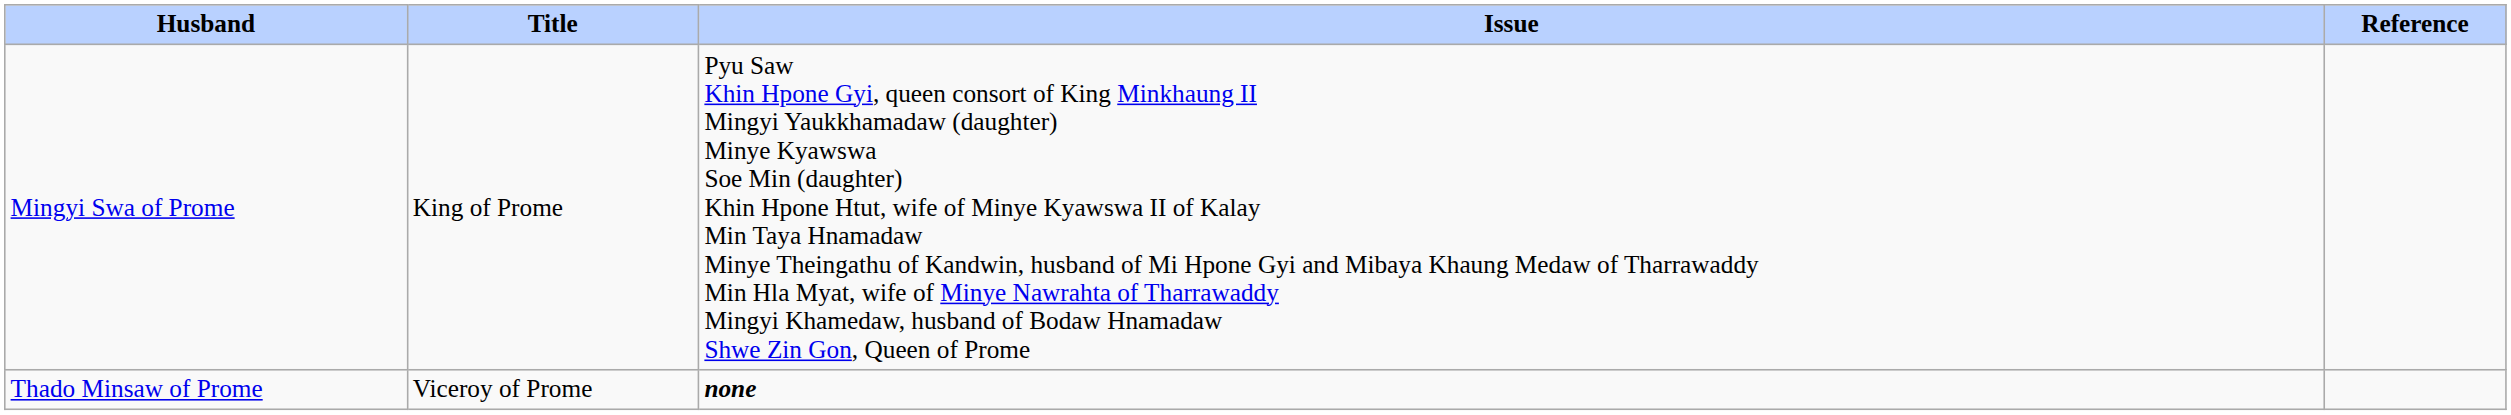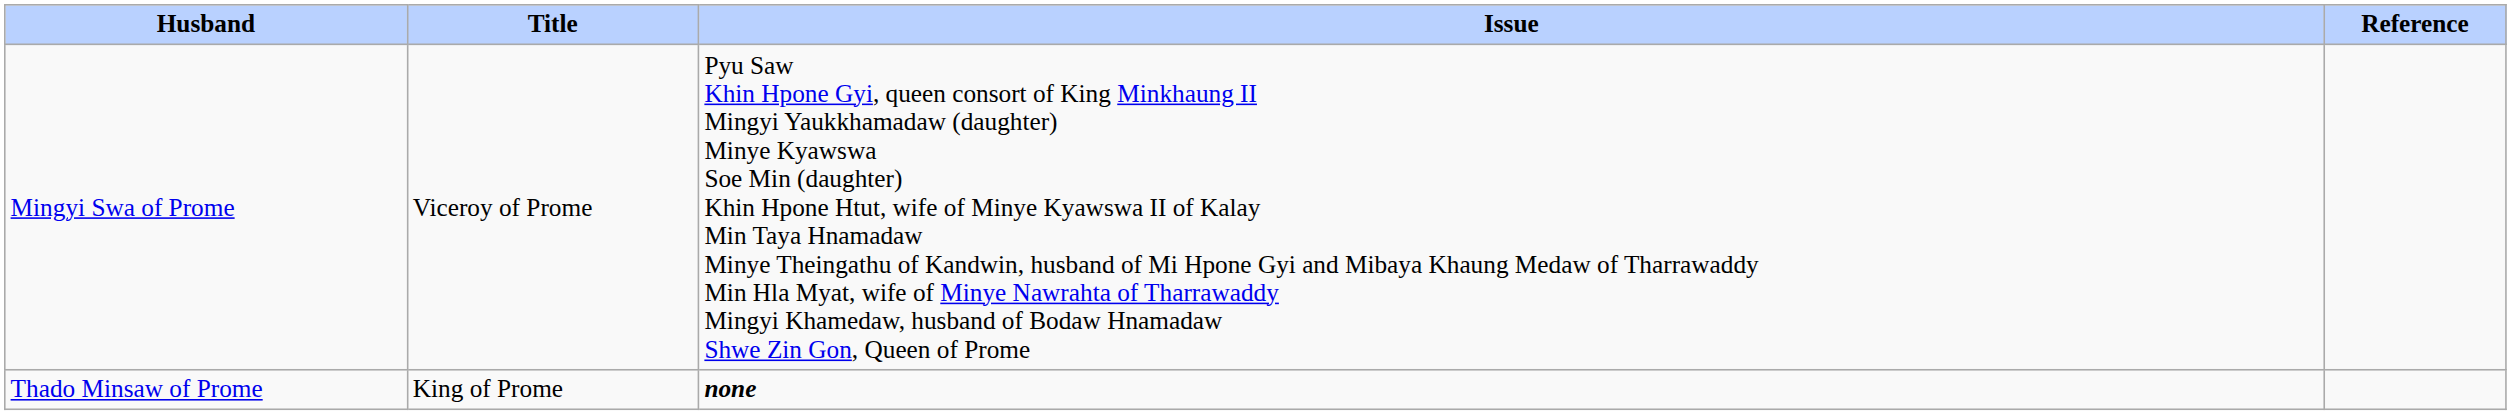(488, 206) King of Prome -> (503, 206) Viceroy of Prome
(503, 389) Viceroy of Prome -> (488, 389) King of Prome
